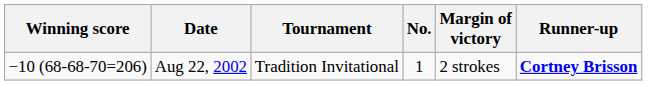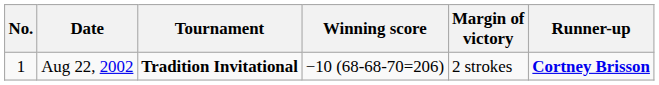columns swapped: (419, 28) <-> (78, 28)
(327, 66) normal -> (220, 66) bold
